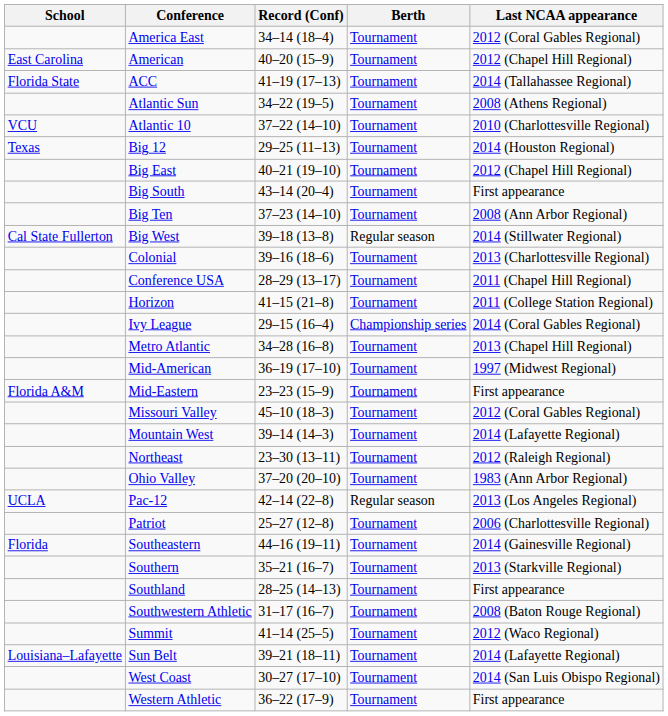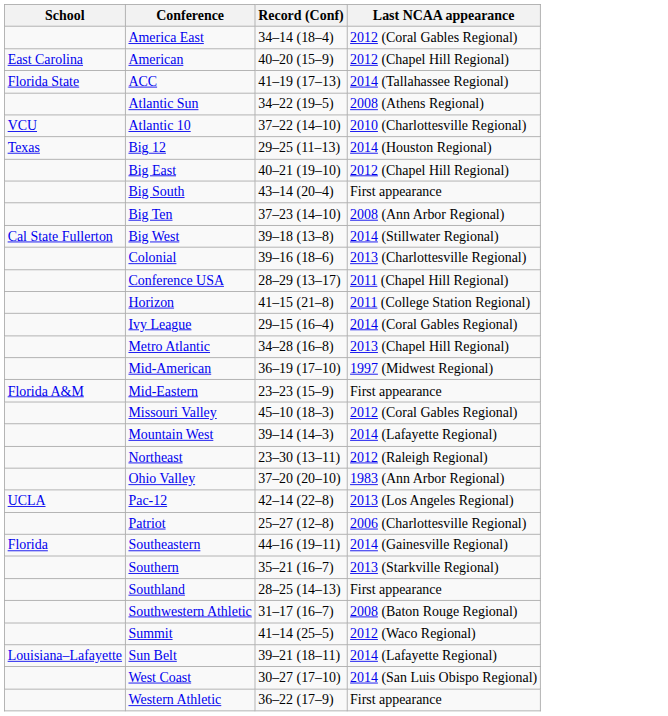- column: (408, 15)
